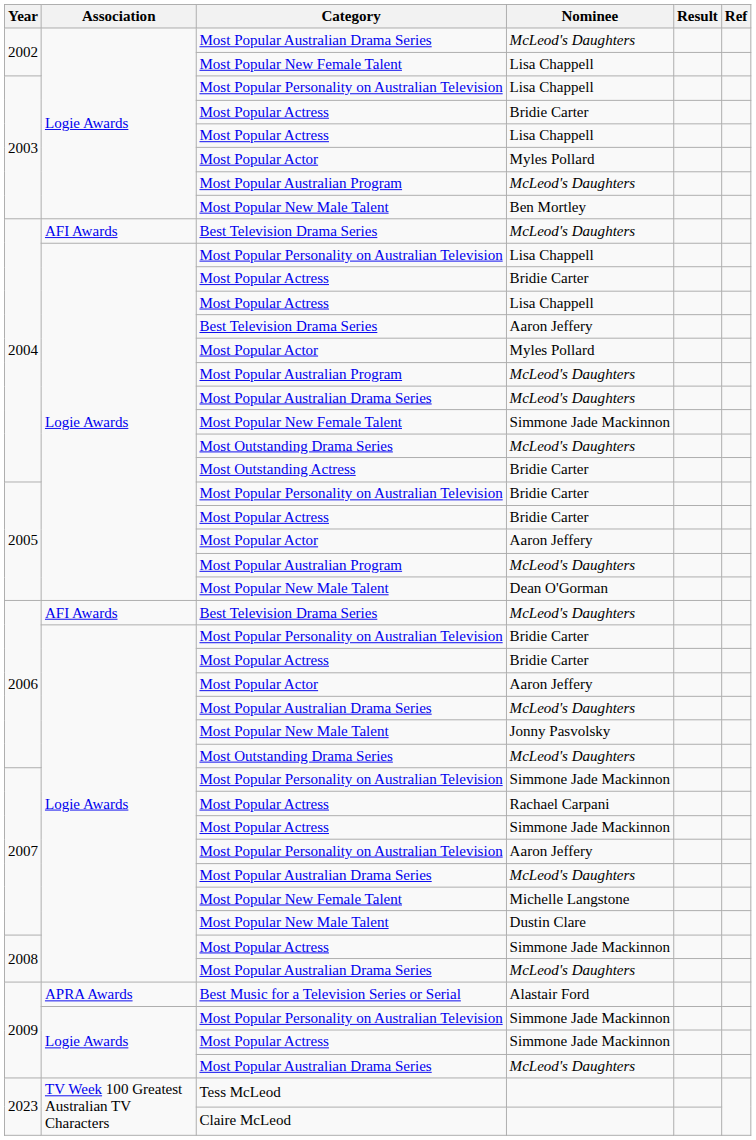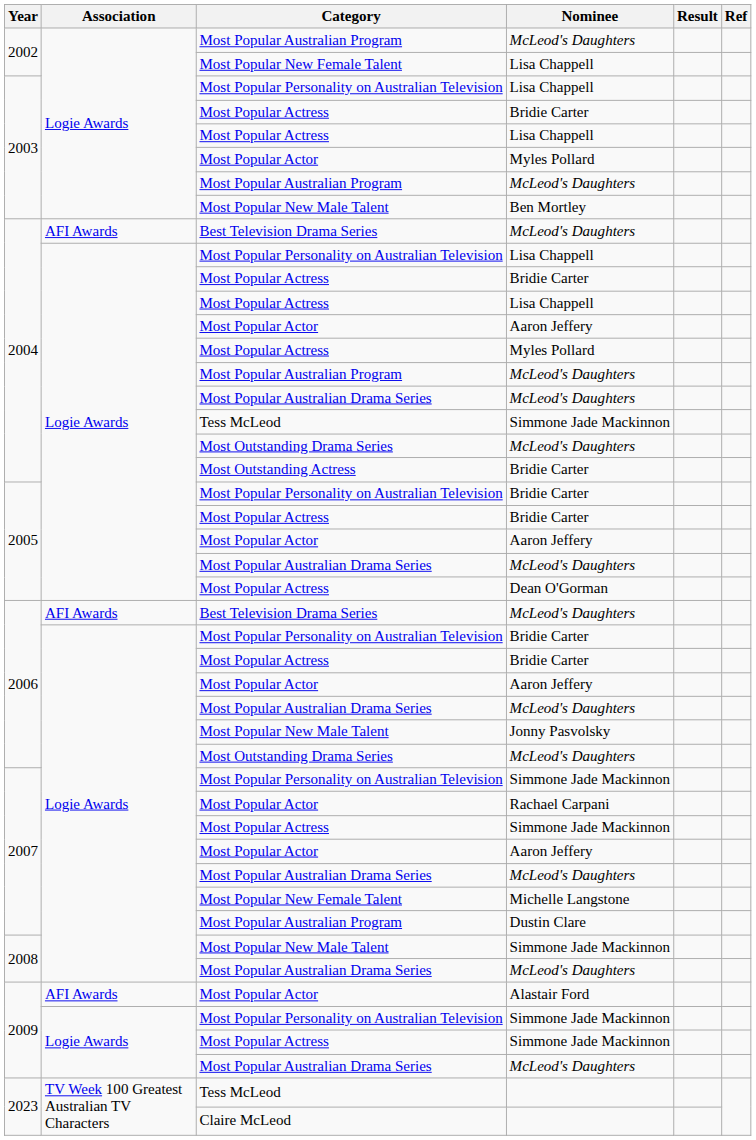(316, 40) Most Popular Australian Drama Series -> (301, 40) Most Popular Australian Program
(288, 326) Best Television Drama Series -> (259, 326) Most Popular Actor
(259, 350) Most Popular Actor -> (264, 350) Most Popular Actress
(301, 421) Most Popular New Female Talent -> (240, 421) Tess McLeod
(301, 565) Most Popular Australian Program -> (316, 565) Most Popular Australian Drama Series
(294, 588) Most Popular New Male Talent -> (264, 588) Most Popular Actress
(264, 803) Most Popular Actress -> (259, 803) Most Popular Actor
(351, 851) Most Popular Personality on Australian Television -> (259, 851) Most Popular Actor
(294, 922) Most Popular New Male Talent -> (301, 922) Most Popular Australian Program
(264, 946) Most Popular Actress -> (294, 946) Most Popular New Male Talent
(89, 994) APRA Awards -> (81, 994) AFI Awards
(330, 994) Best Music for a Television Series or Serial -> (259, 994) Most Popular Actor
